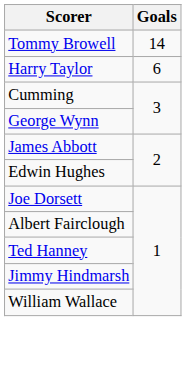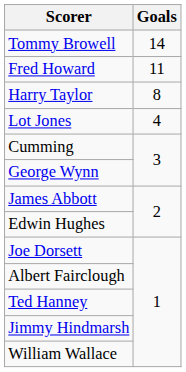+ row: (52, 69)
(157, 69) 6 -> (157, 95) 8
+ row: (40, 120)
